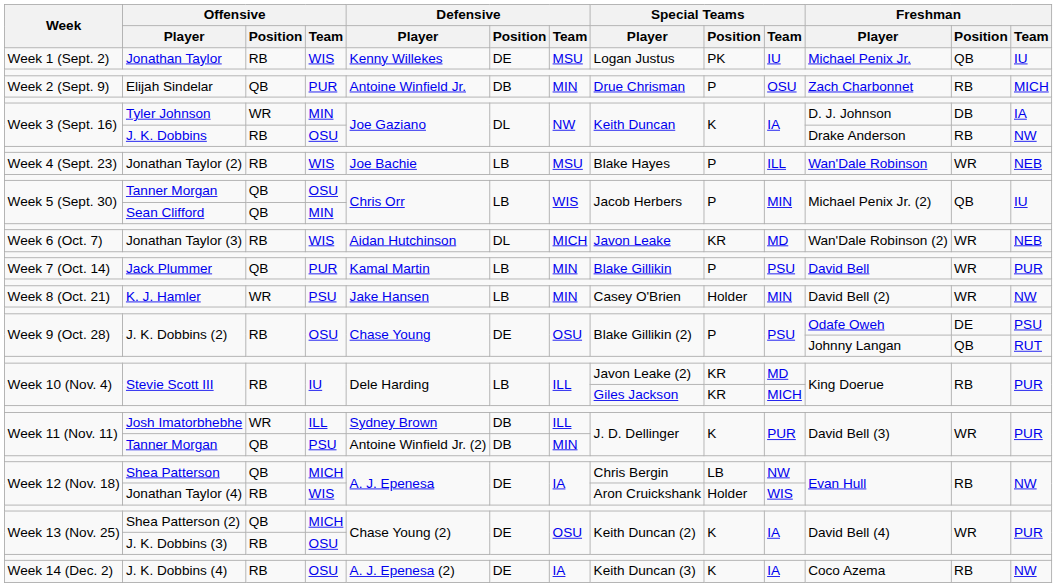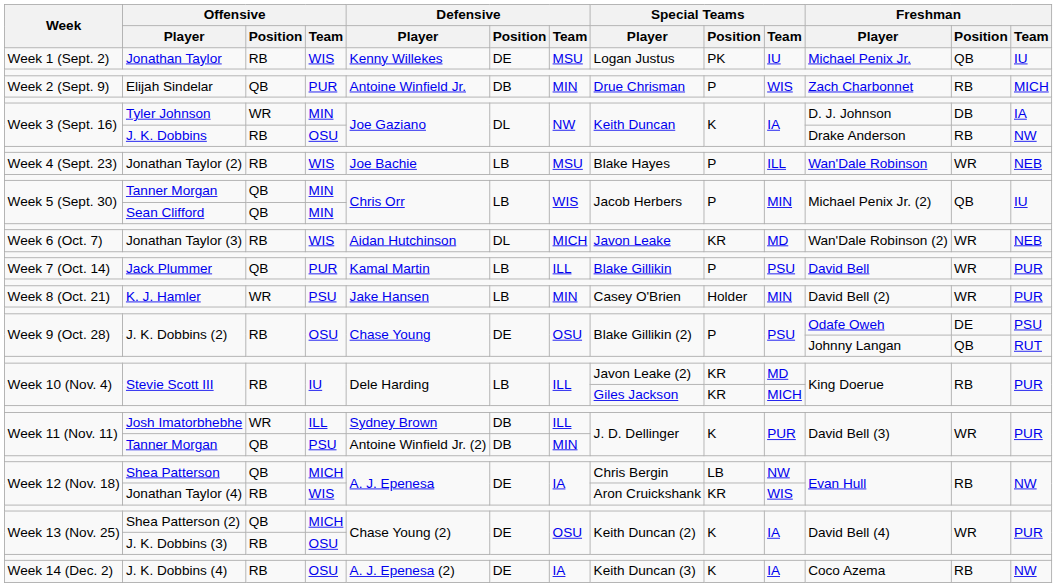(782, 86) OSU -> (780, 86) WIS
(323, 191) OSU -> (321, 191) MIN
(565, 268) MIN -> (562, 268) ILL
(1025, 296) NW -> (1028, 296) PUR
(727, 494) Holder -> (717, 494) KR
